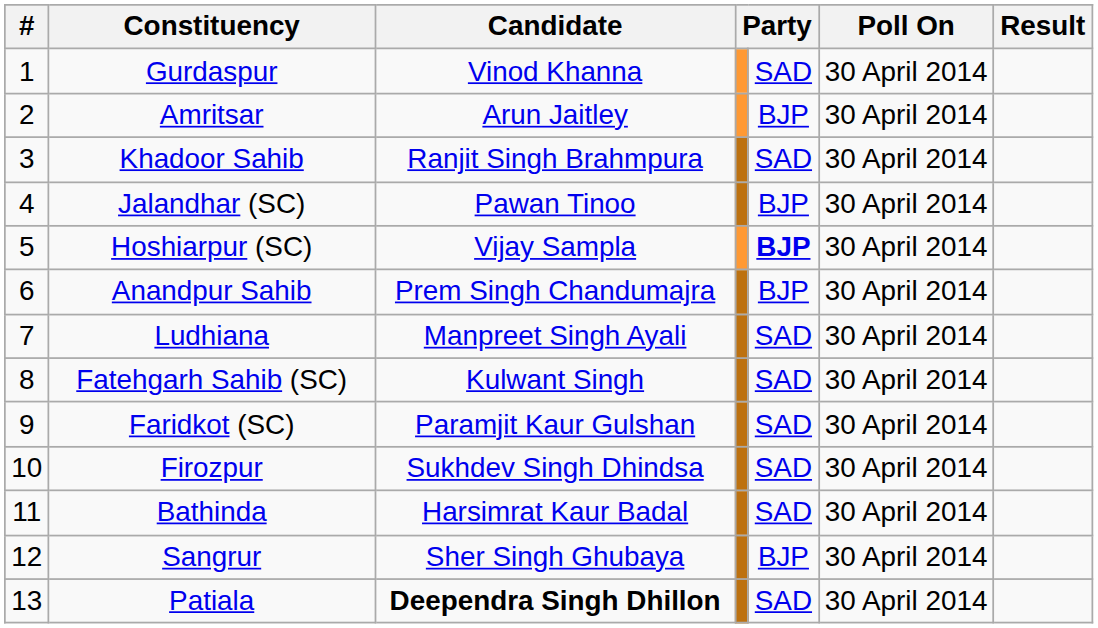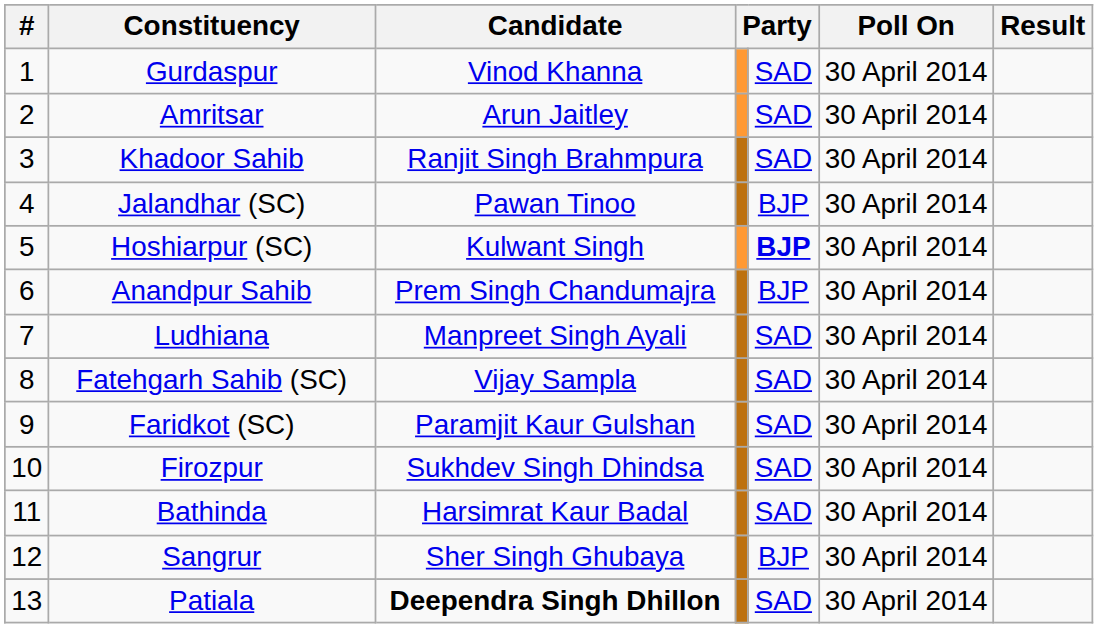(783, 114) BJP -> (783, 114) SAD
(555, 247) Vijay Sampla -> (555, 247) Kulwant Singh
(555, 379) Kulwant Singh -> (555, 379) Vijay Sampla
